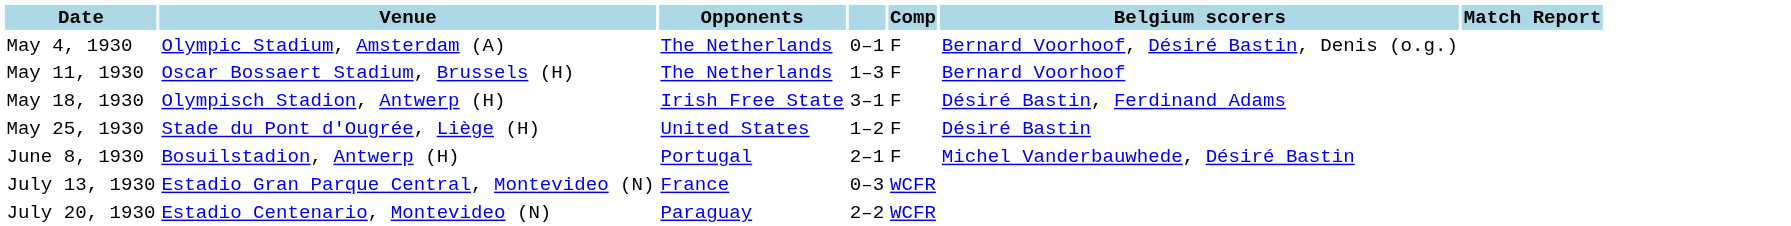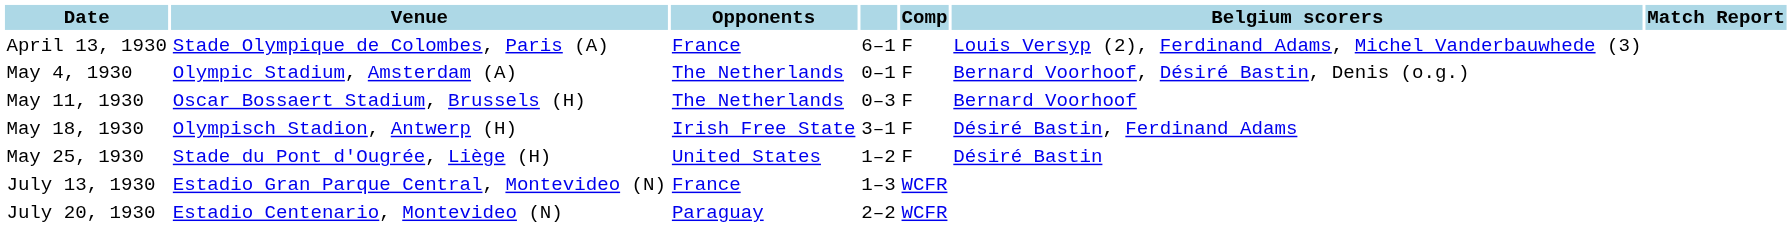+ row: (87, 45)
(867, 73) 1–3 -> (878, 101) 0–3
- row: (75, 157)
(867, 185) 0–3 -> (878, 185) 1–3
